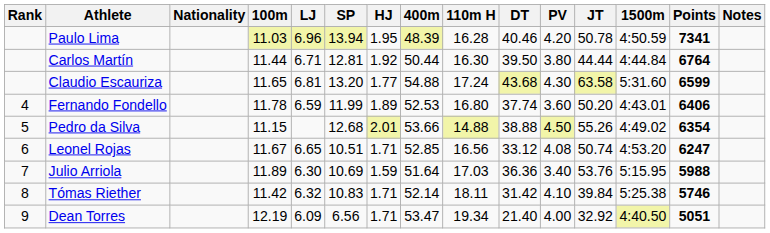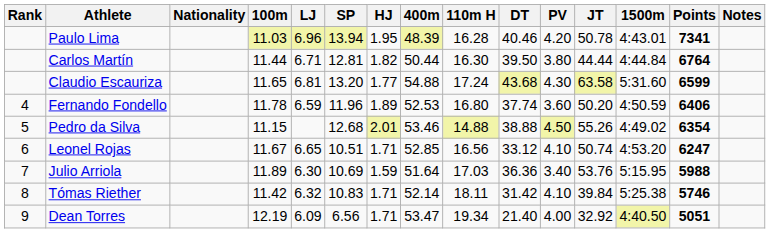(643, 37) 4:50.59 -> (643, 37) 4:43.01
(384, 60) 1.92 -> (384, 60) 1.82
(346, 104) 11.99 -> (346, 104) 11.96
(643, 104) 4:43.01 -> (643, 104) 4:50.59
(422, 127) 53.66 -> (422, 127) 53.46
(558, 149) 4.08 -> (558, 149) 4.10
